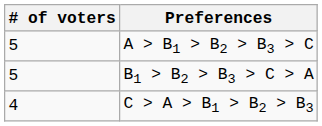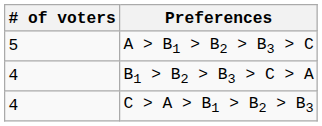(13, 76) 5 -> (13, 76) 4
